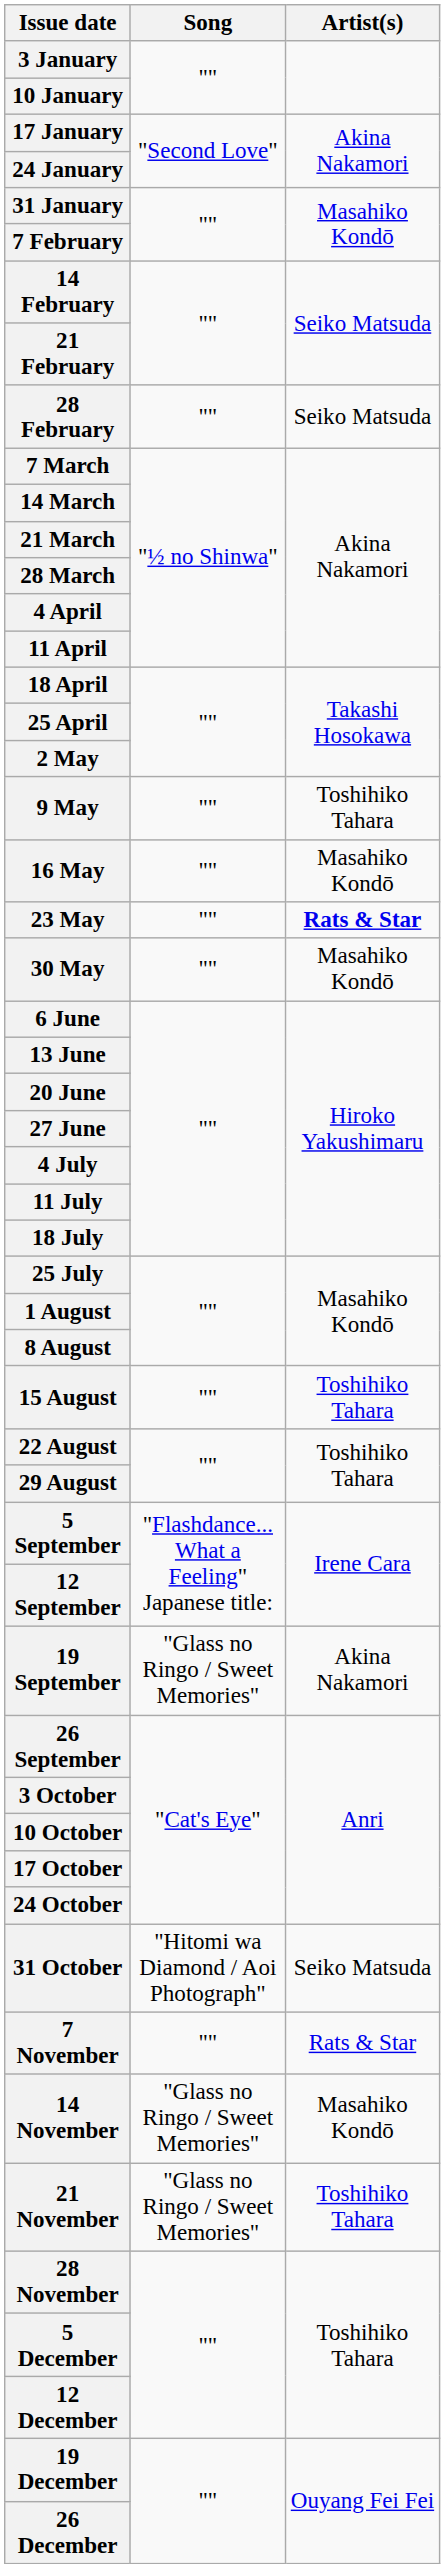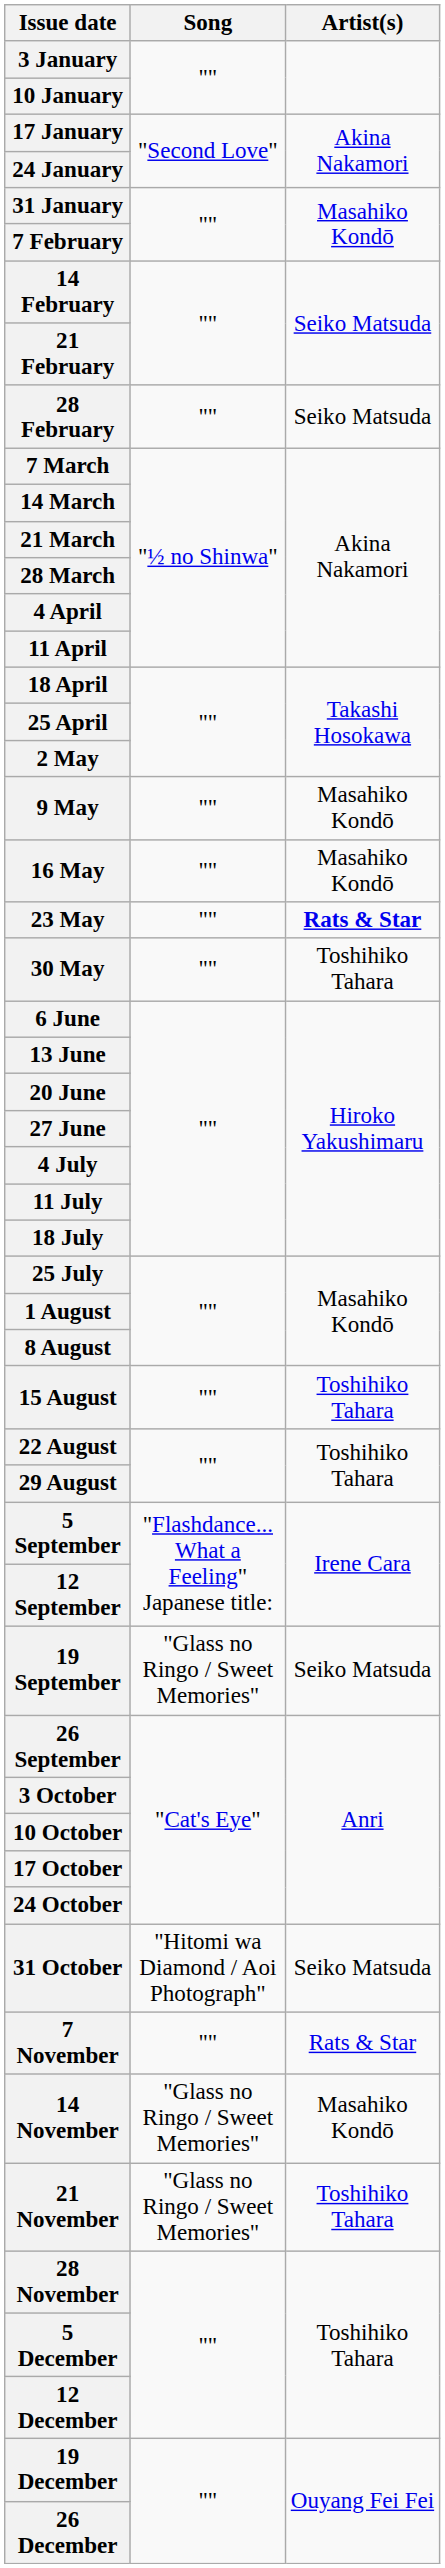(362, 807) Toshihiko Tahara -> (362, 807) Masahiko Kondō
(362, 969) Masahiko Kondō -> (362, 969) Toshihiko Tahara
(362, 1670) Akina Nakamori -> (362, 1670) Seiko Matsuda
